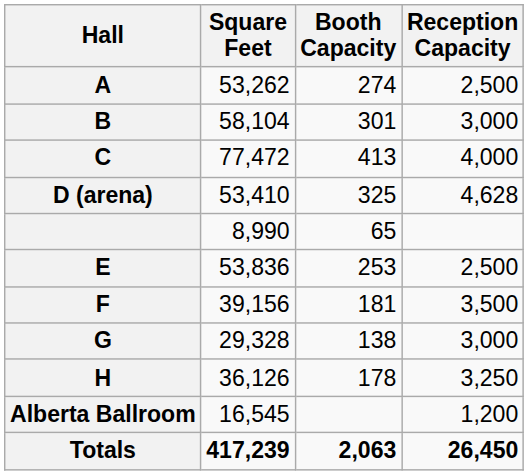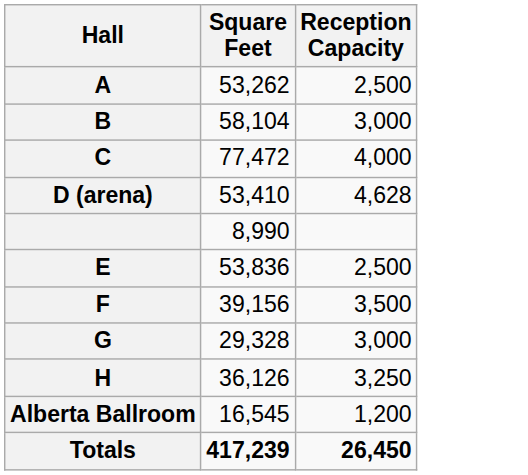- column: (348, 35)
